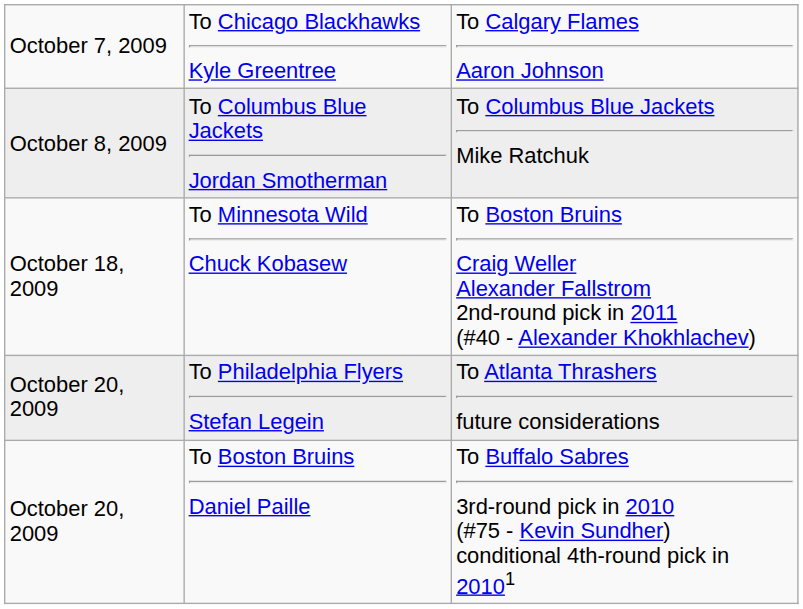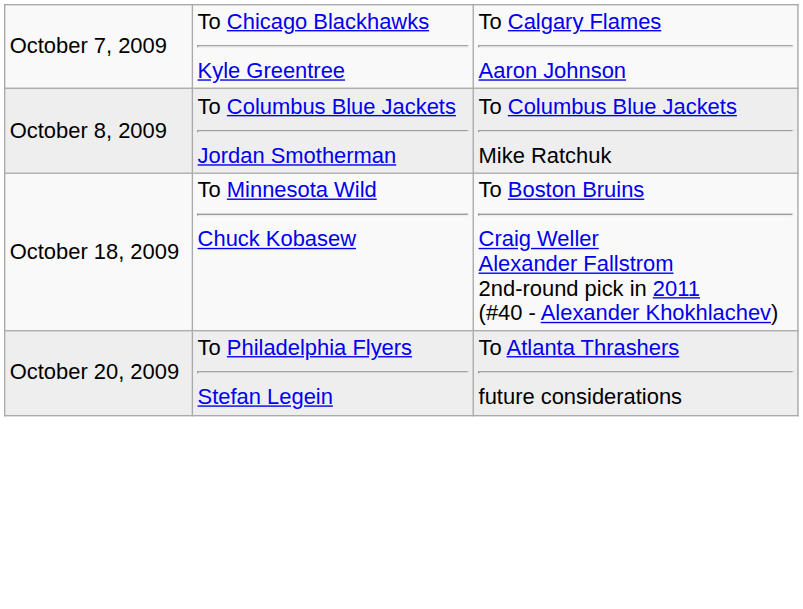- row: (317, 481)
